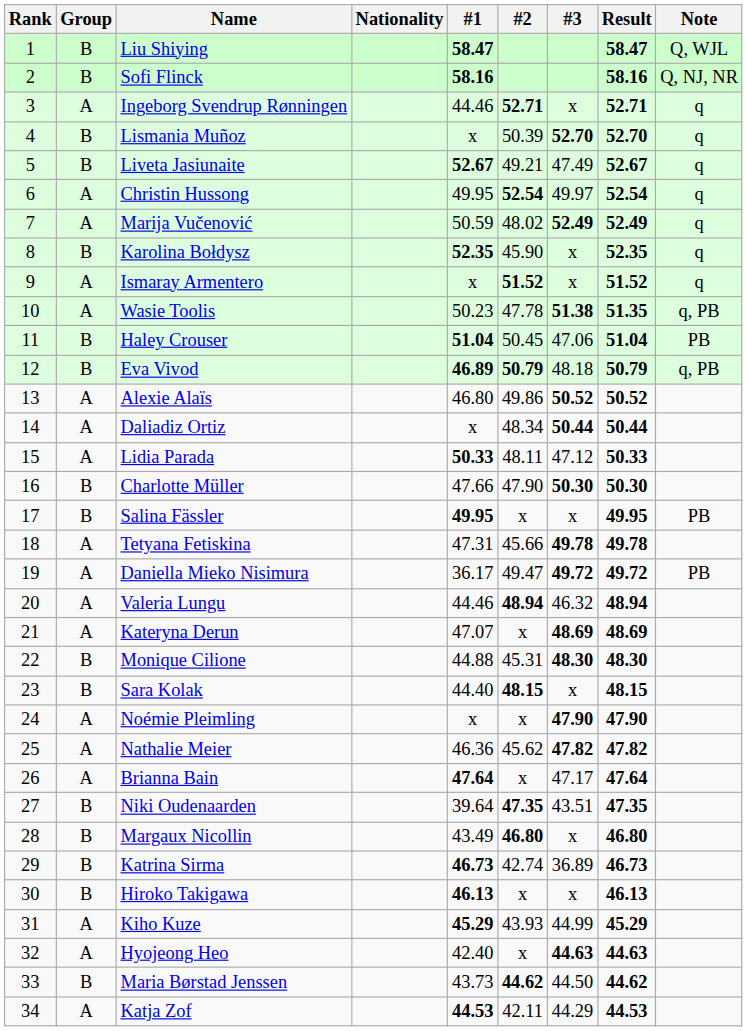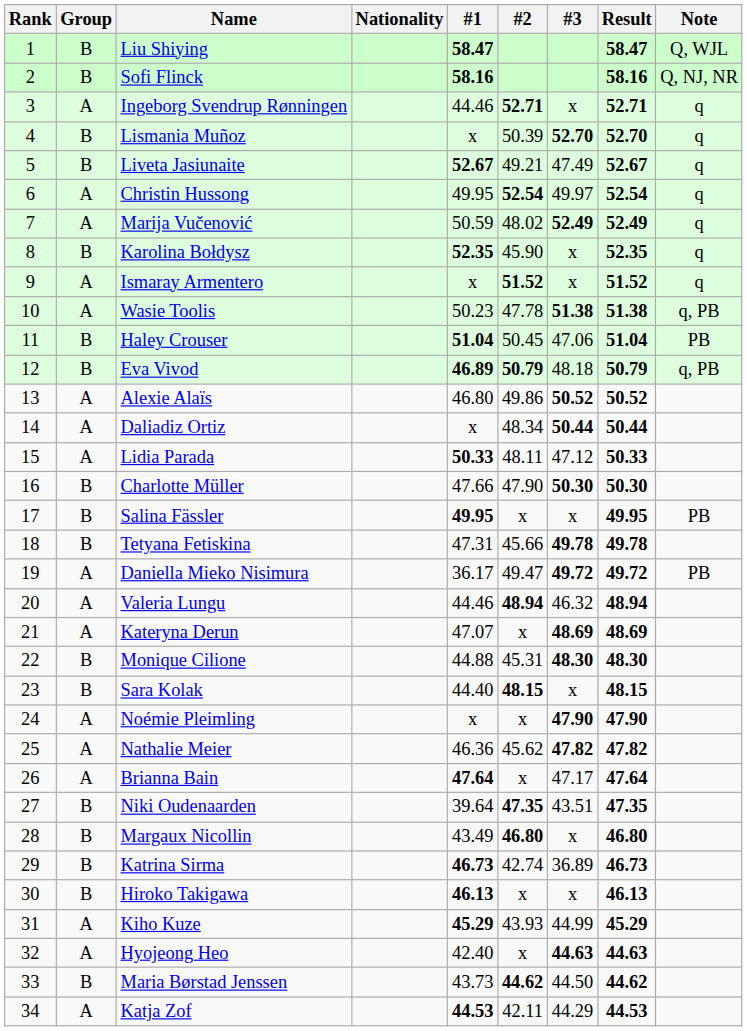(627, 310) 51.35 -> (627, 310) 51.38
(86, 544) A -> (86, 544) B
